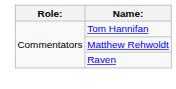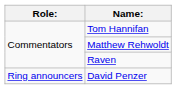+ row: (117, 76)
